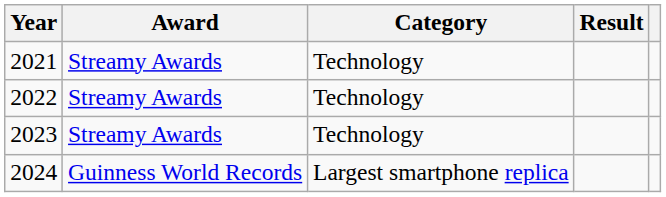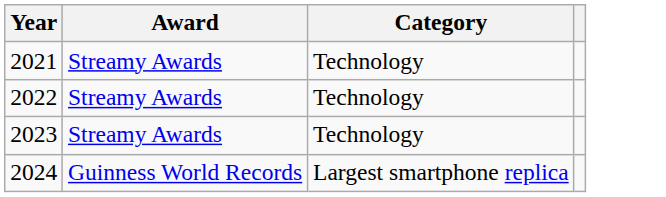- column: (612, 23)
